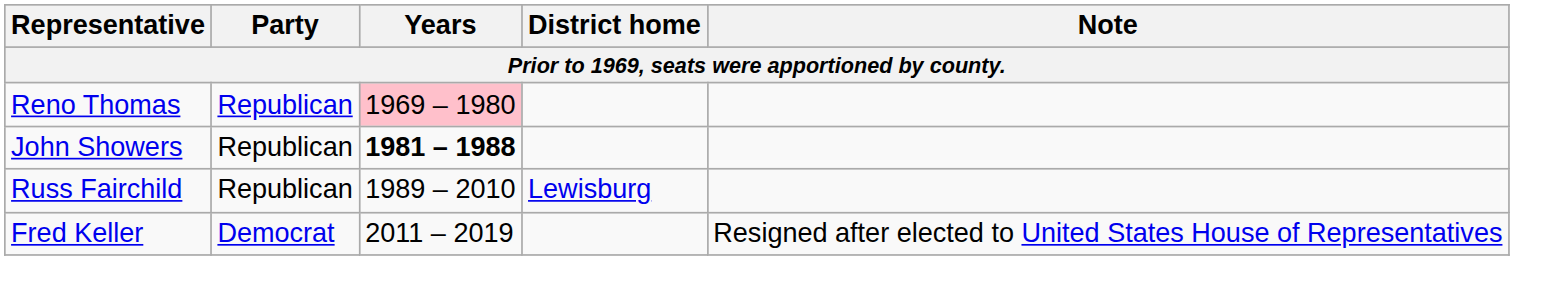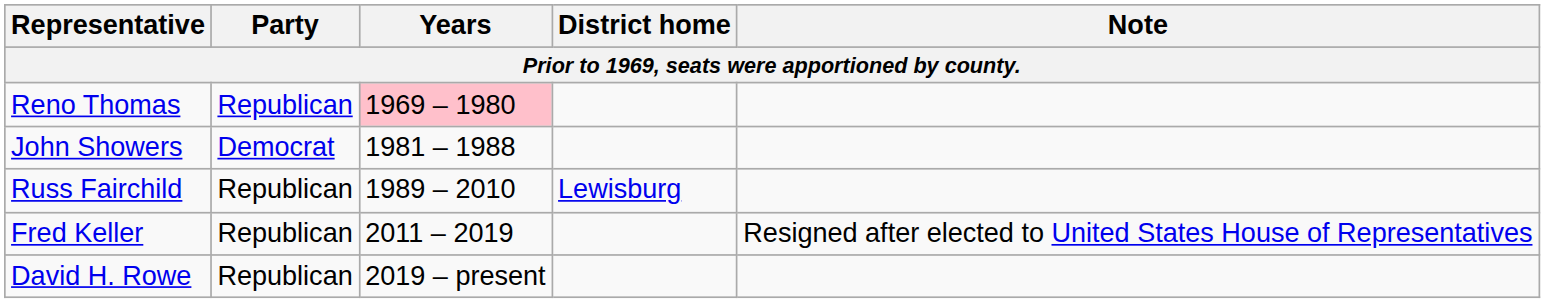(285, 147) Republican -> (276, 147) Democrat
(440, 147) bold -> (440, 147) normal
(276, 233) Democrat -> (285, 233) Republican
+ row: (101, 276)
